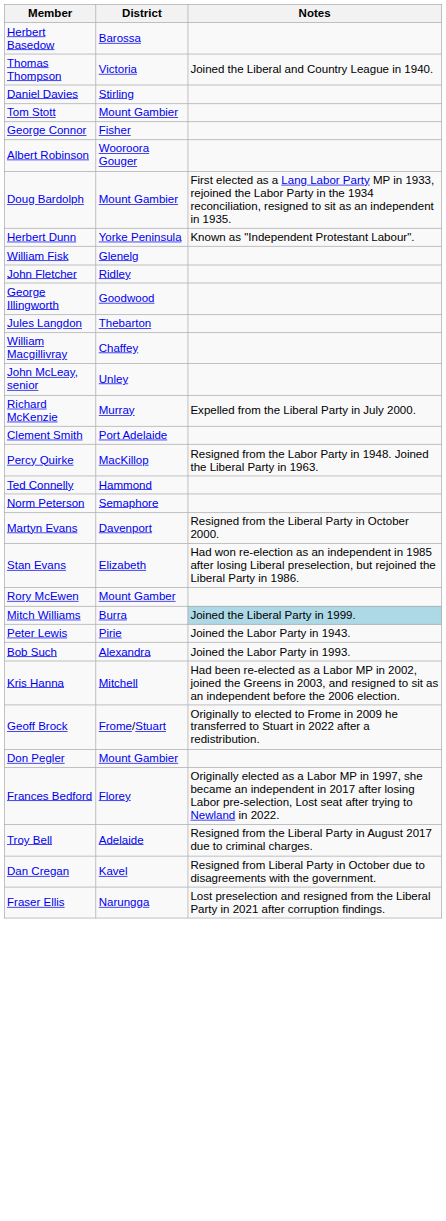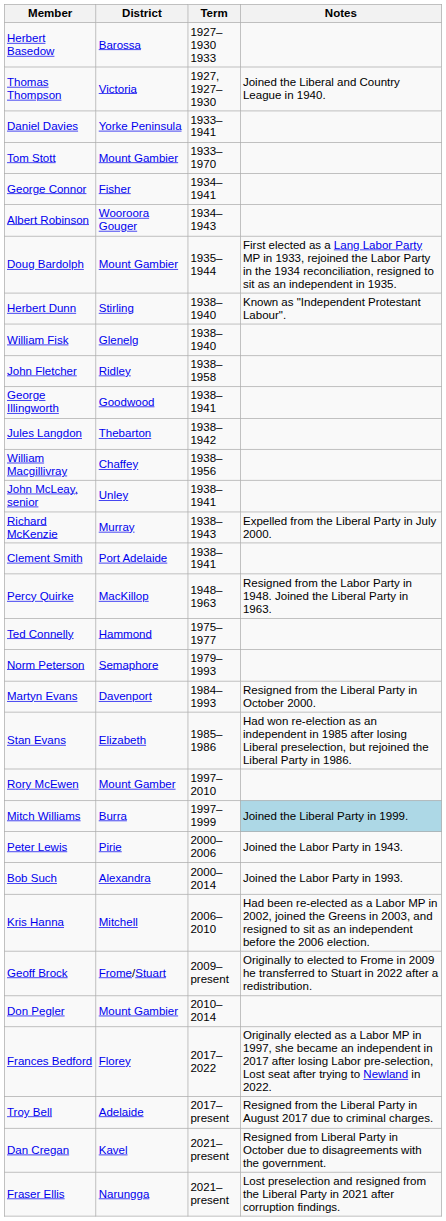+ column: (214, 13)
(116, 94) Stirling -> (140, 126) Yorke Peninsula
(140, 237) Yorke Peninsula -> (116, 308) Stirling
